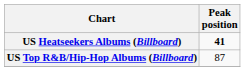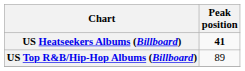(220, 58) 87 -> (220, 58) 89
